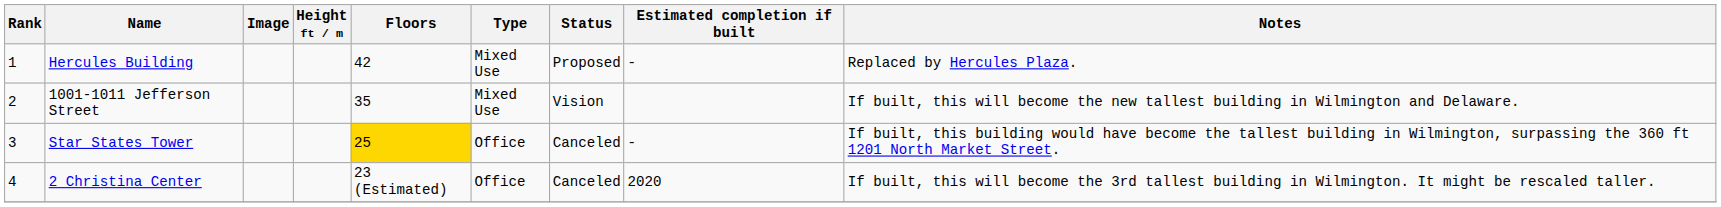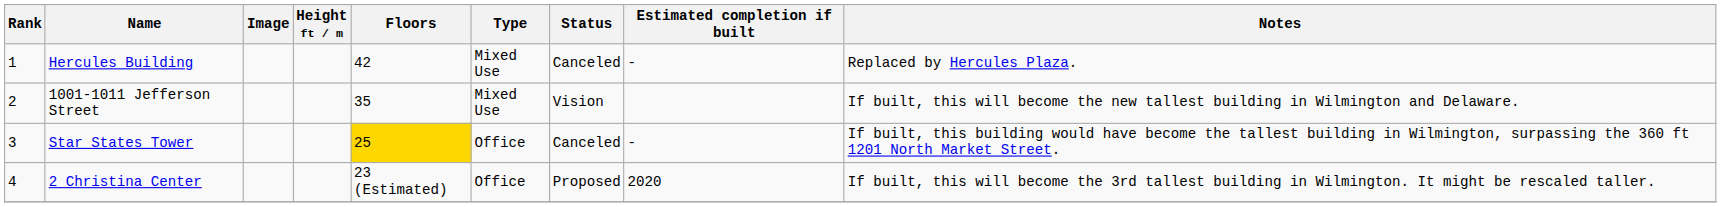(587, 64) Proposed -> (587, 64) Canceled
(587, 182) Canceled -> (587, 182) Proposed
